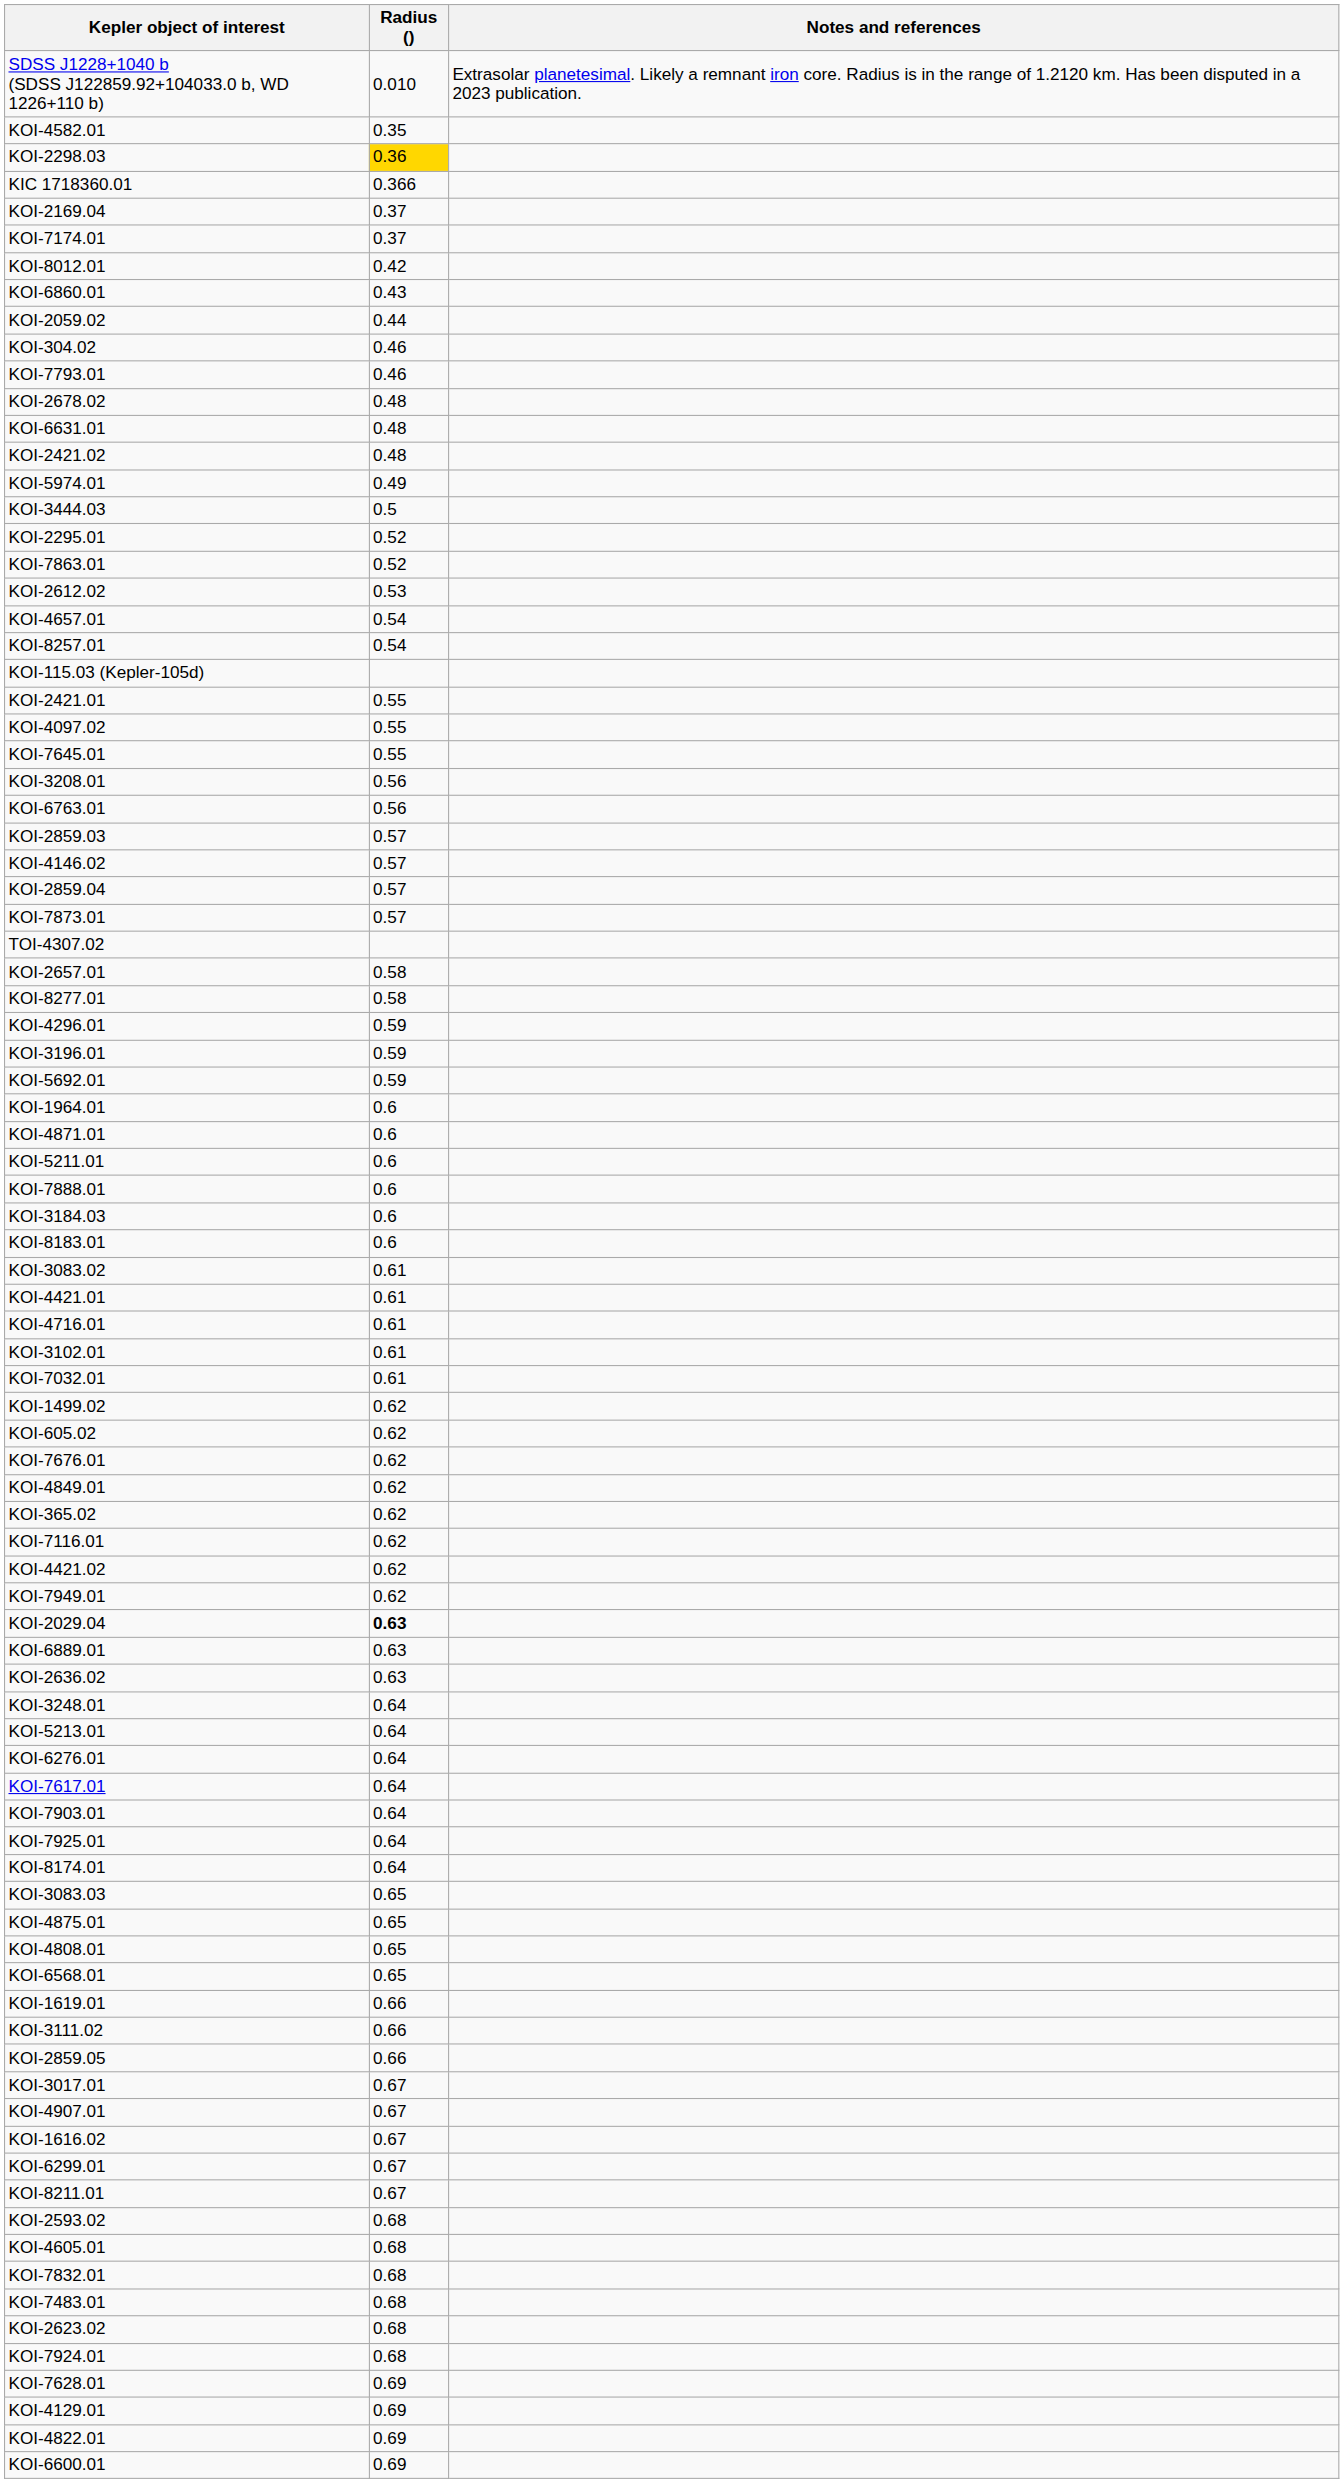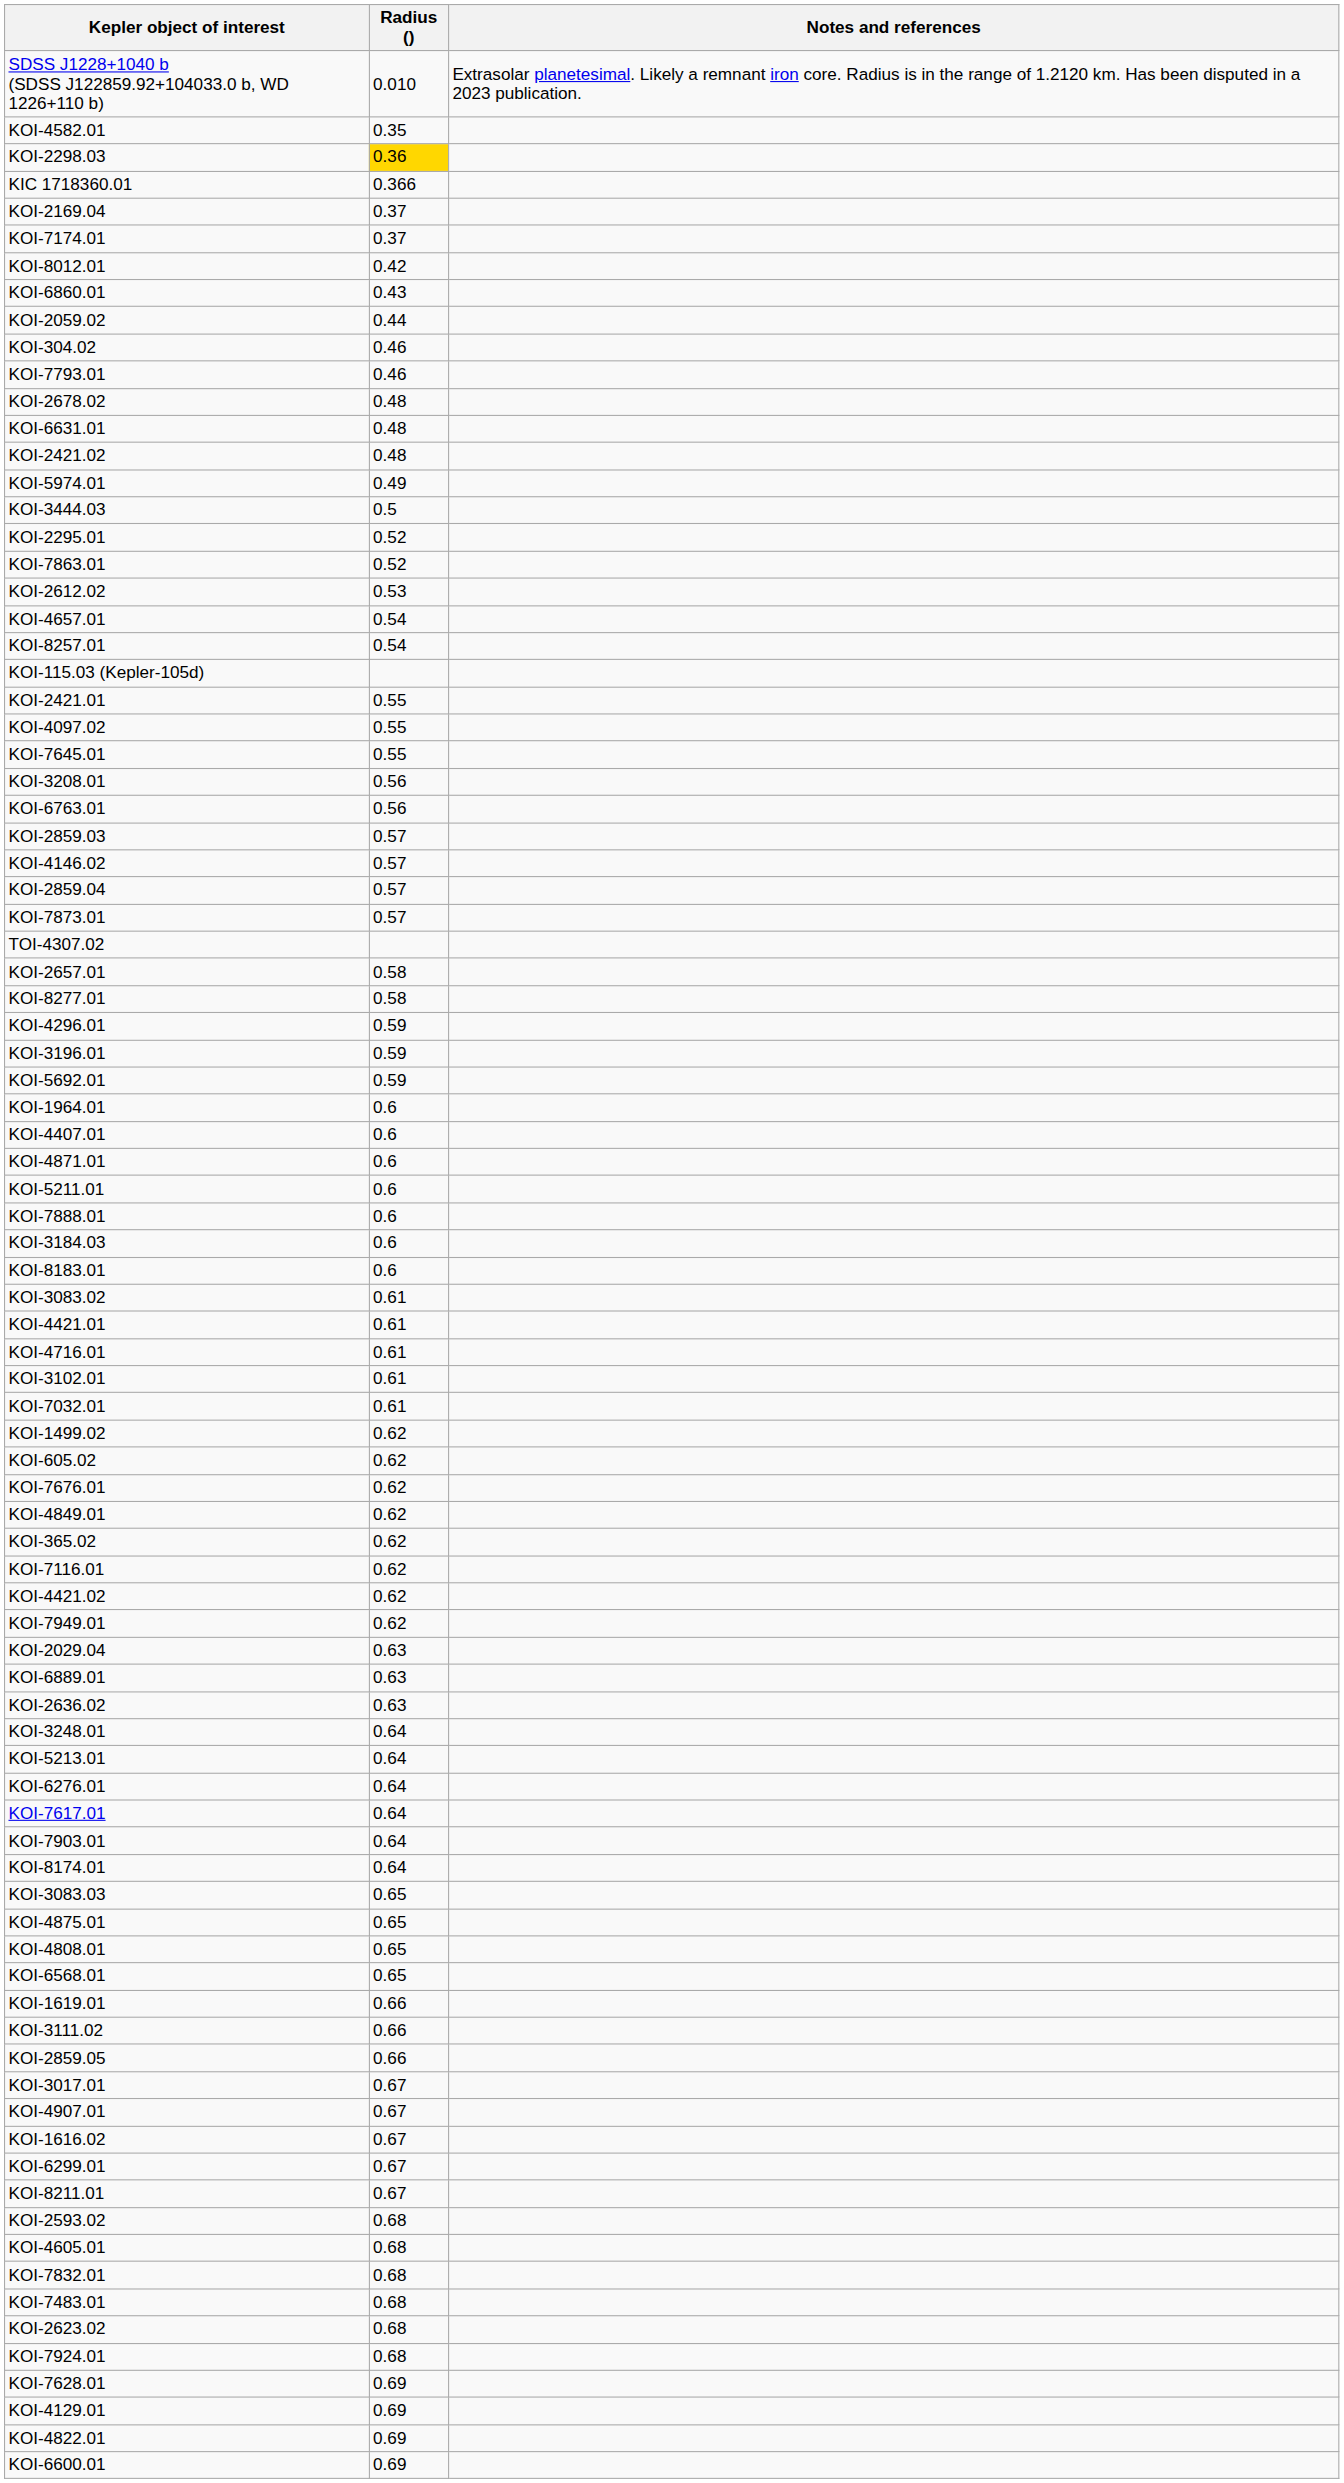+ row: (57, 1134)
(390, 1623) bold -> (390, 1650) normal
- row: (57, 1840)
